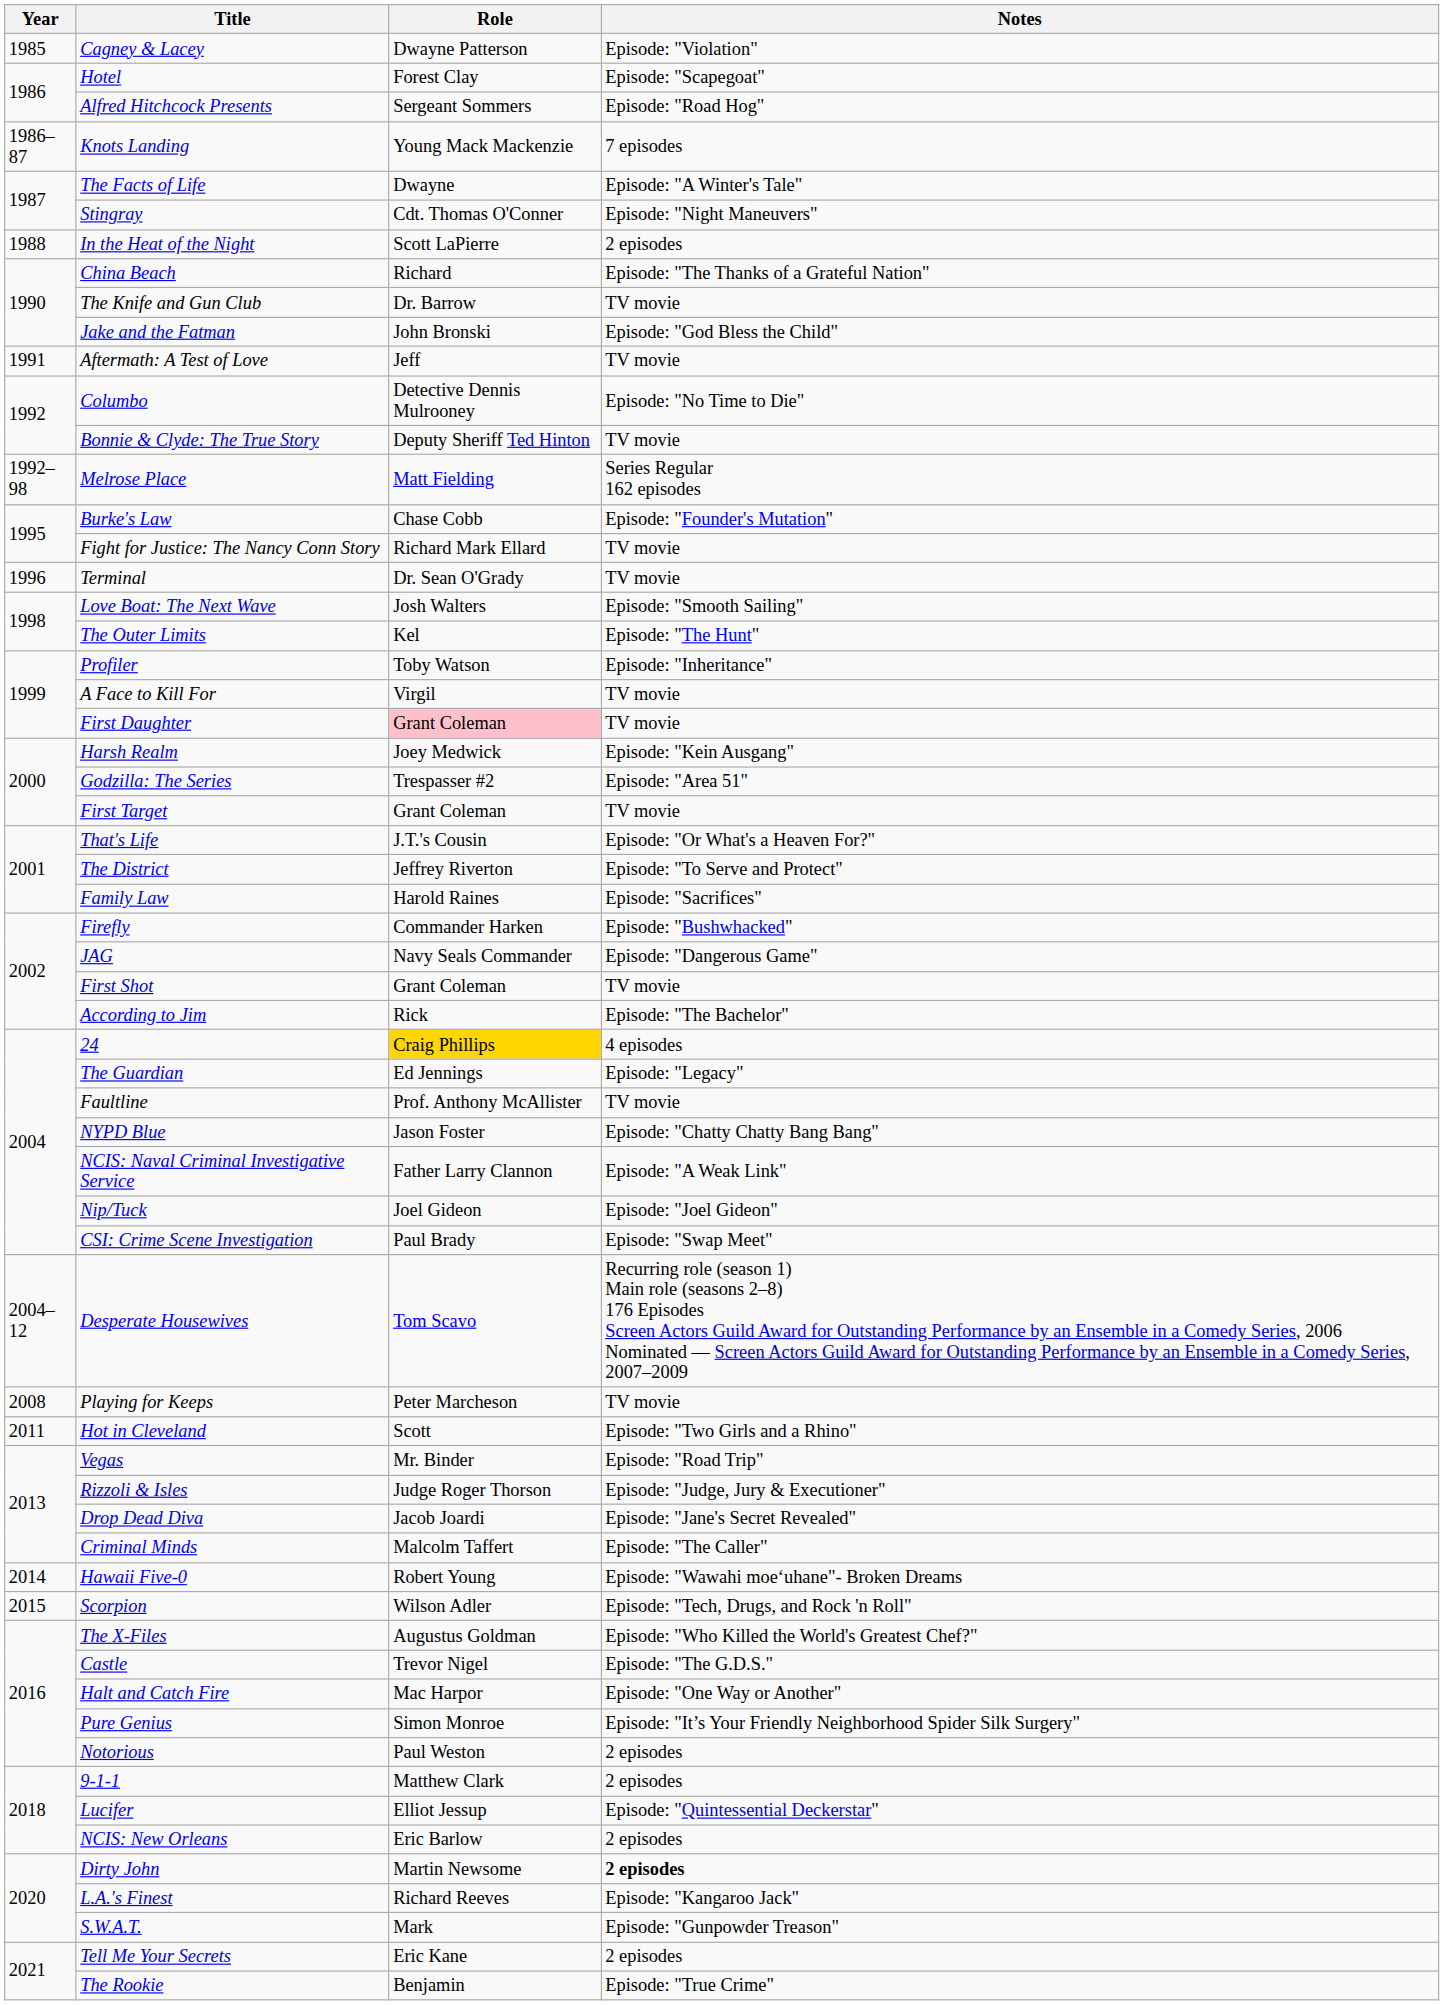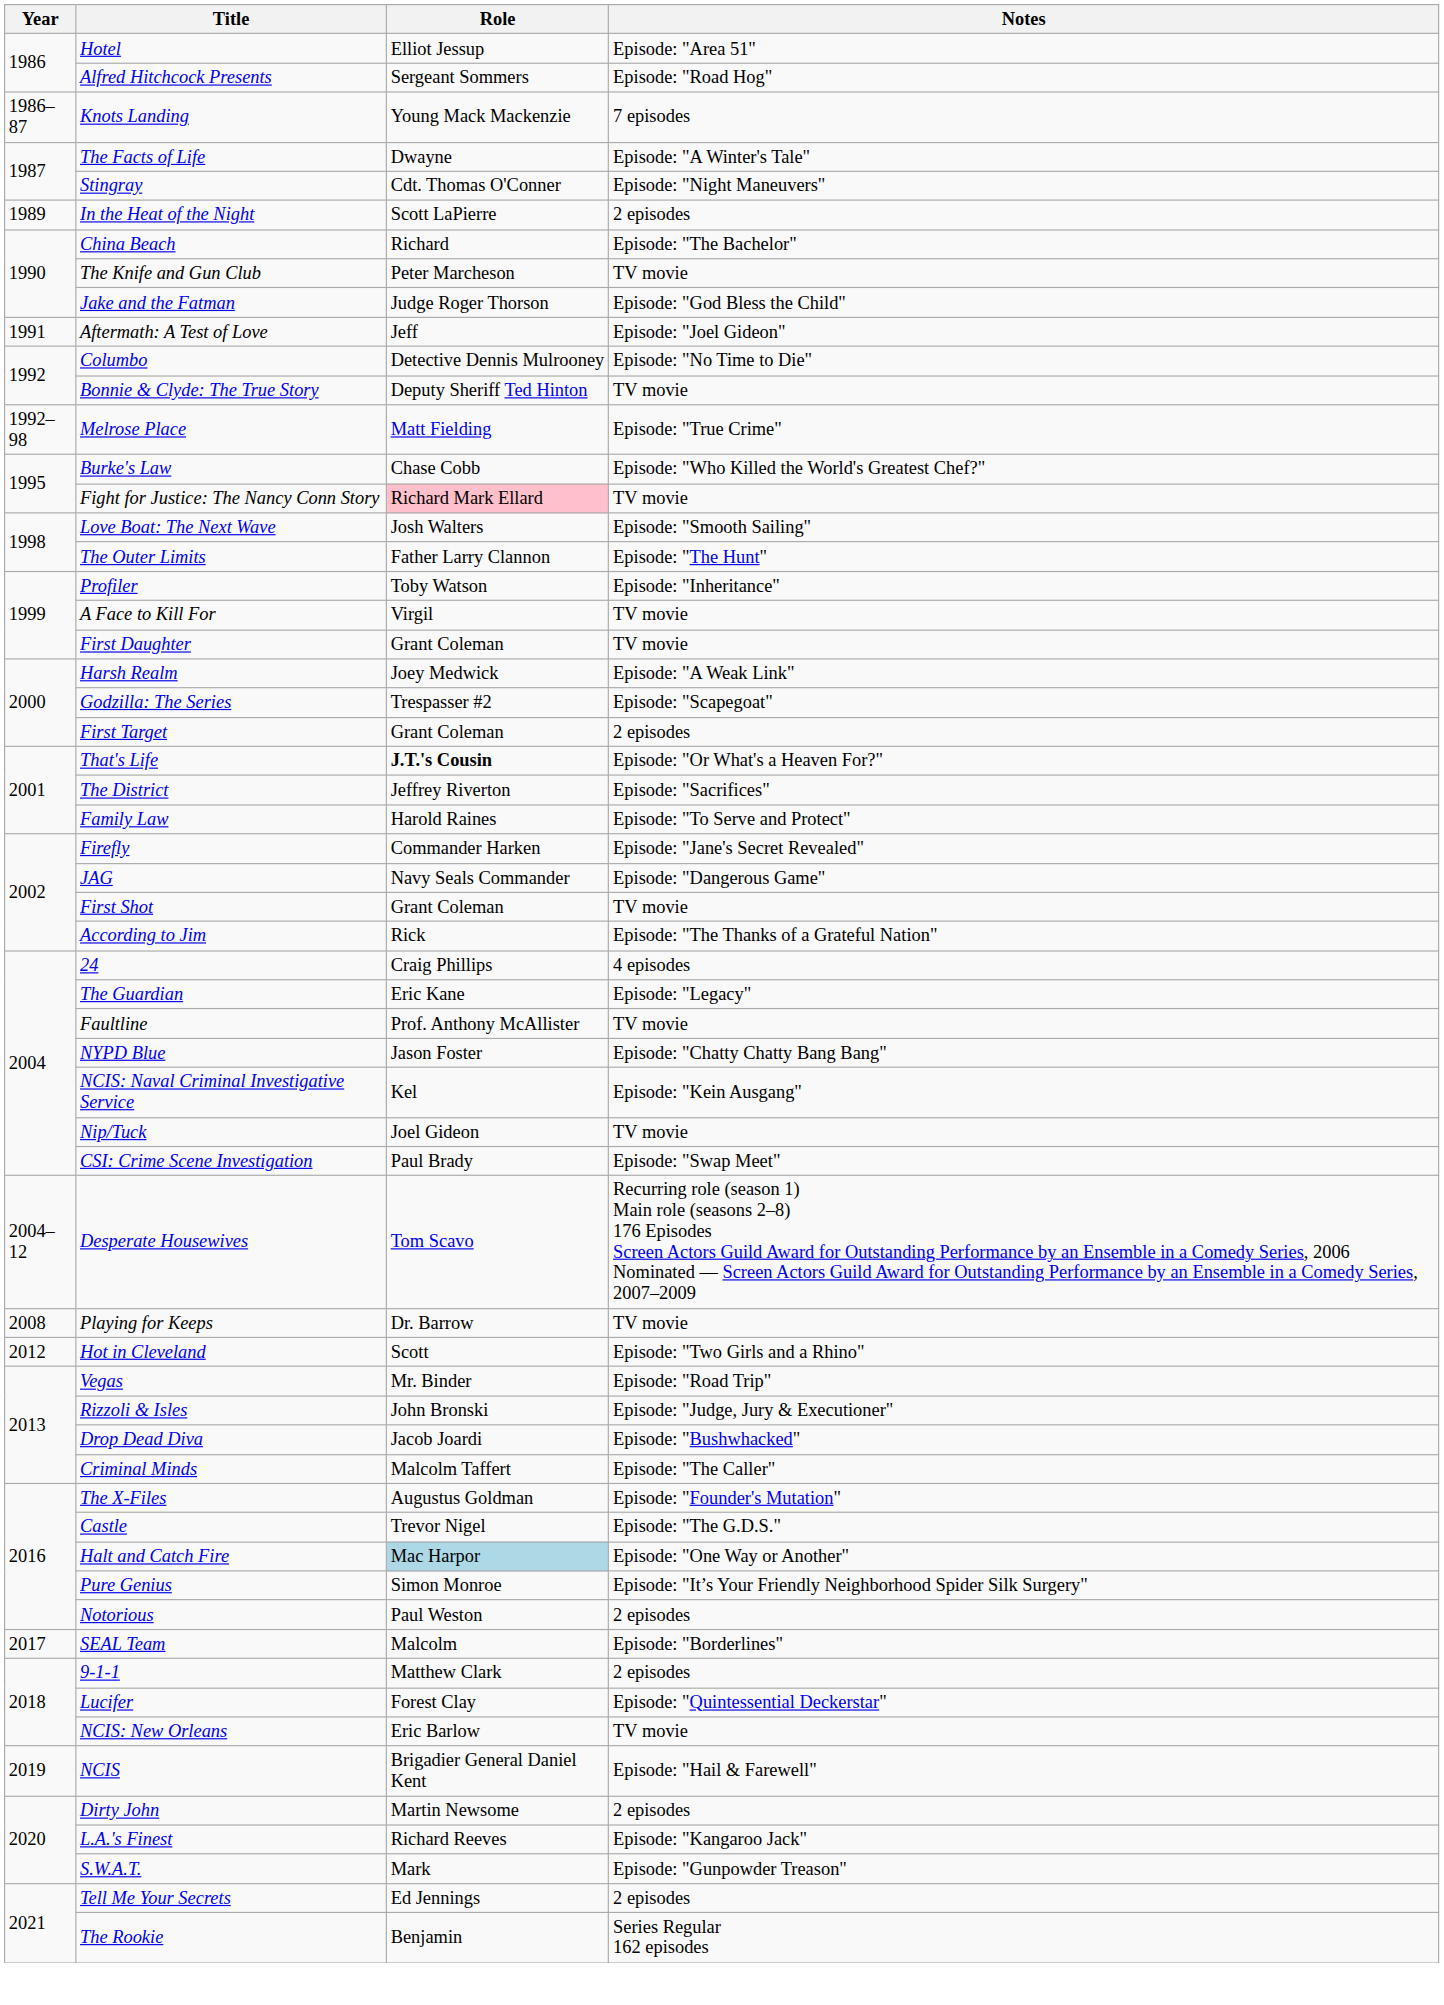- row: (142, 48)
(436, 77) Forest Clay -> (437, 48) Elliot Jessup
(685, 77) Episode: "Scapegoat" -> (684, 48) Episode: "Area 51"
(27, 244) 1988 -> (27, 214) 1989
(767, 273) Episode: "The Thanks of a Grateful Nation" -> (705, 244) Episode: "The Bachelor"
(435, 302) Dr. Barrow -> (453, 273) Peter Marcheson
(442, 331) John Bronski -> (470, 302) Judge Roger Thorson
(643, 360) TV movie -> (699, 331) Episode: "Joel Gideon"
(659, 479) Series Regular 162 episodes -> (697, 429) Episode: "True Crime"
(719, 518) Episode: "Founder's Mutation" -> (799, 469) Episode: "Who Killed the World's Greatest Chef?"
(469, 548) no background -> (467, 498) pink background
- row: (113, 577)
(406, 635) Kel -> (470, 556) Father Larry Clannon
(450, 723) pink background -> (447, 644) no background
(700, 752) Episode: "Kein Ausgang" -> (704, 673) Episode: "A Weak Link"
(677, 781) Episode: "Area 51" -> (693, 702) Episode: "Scapegoat"
(643, 810) TV movie -> (652, 731) 2 episodes
(440, 839) normal -> (441, 760) bold
(724, 869) Episode: "To Serve and Protect" -> (691, 790) Episode: "Sacrifices"
(684, 898) Episode: "Sacrifices" -> (732, 819) Episode: "To Serve and Protect"
(699, 927) Episode: "Bushwhacked" -> (738, 848) Episode: "Jane's Secret Revealed"
(697, 1014) Episode: "The Bachelor" -> (775, 935) Episode: "The Thanks of a Grateful Nation"
(444, 1044) gold background -> (442, 965) no background
(438, 1073) Ed Jennings -> (428, 994) Eric Kane
(473, 1171) Father Larry Clannon -> (404, 1092) Kel
(696, 1171) Episode: "A Weak Link" -> (707, 1092) Episode: "Kein Ausgang"
(691, 1210) Episode: "Joel Gideon" -> (650, 1131) TV movie
(455, 1401) Peter Marcheson -> (432, 1322) Dr. Barrow
(27, 1431) 2011 -> (27, 1351) 2012
(472, 1489) Judge Roger Thorson -> (439, 1410) John Bronski
(731, 1518) Episode: "Jane's Secret Revealed" -> (707, 1439) Episode: "Bushwhacked"
- row: (134, 1576)
- row: (113, 1606)
(791, 1635) Episode: "Who Killed the World's Greatest Chef?" -> (727, 1497) Episode: "Founder's Mutation"
(438, 1693) no background -> (435, 1556) lightblue background
+ row: (123, 1643)
(440, 1810) Elliot Jessup -> (433, 1702) Forest Clay
(644, 1839) 2 episodes -> (650, 1731) TV movie
+ row: (100, 1770)
(645, 1868) bold -> (652, 1810) normal
(430, 1956) Eric Kane -> (435, 1897) Ed Jennings
(690, 1985) Episode: "True Crime" -> (667, 1937) Series Regular 162 episodes
